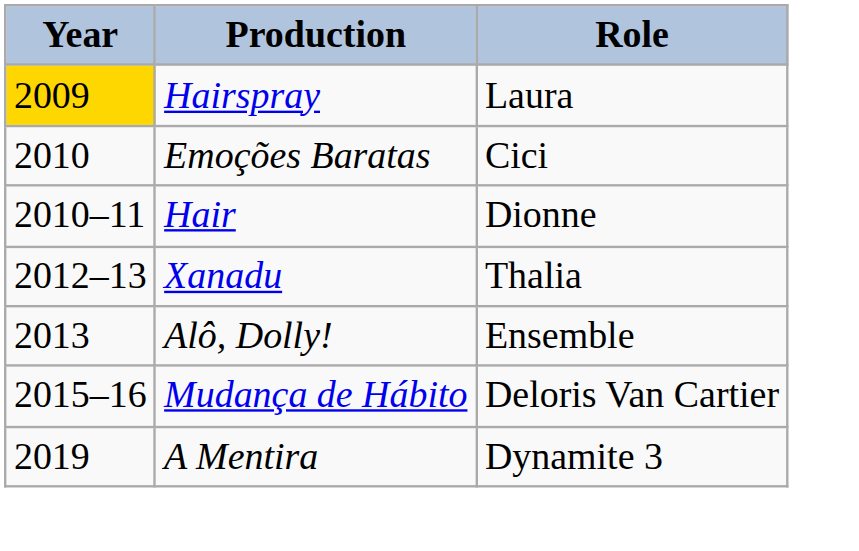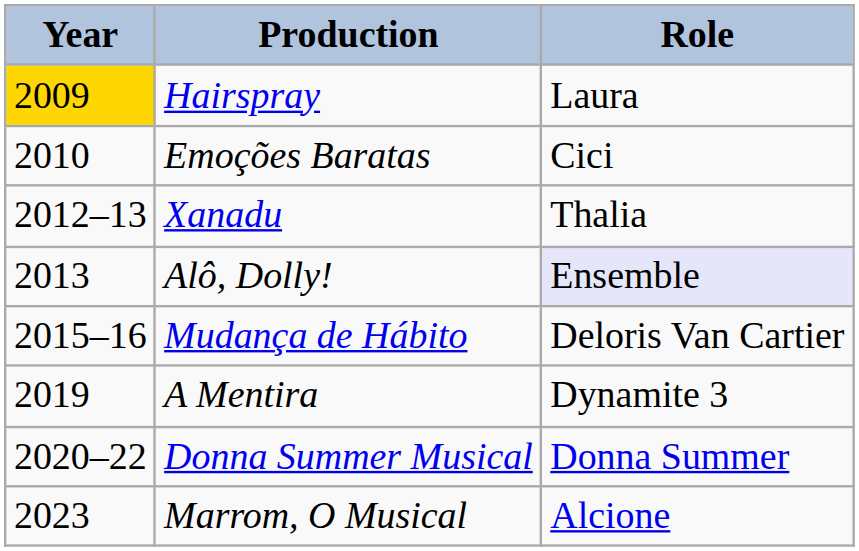- row: (200, 214)
(560, 335) no background -> (625, 275) lavender background
+ row: (348, 455)
+ row: (316, 515)
